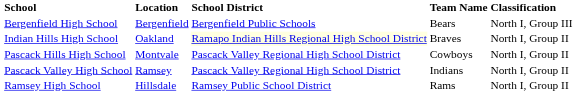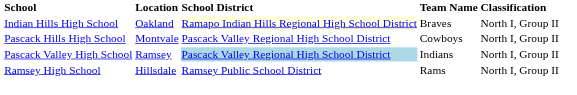- row: (61, 23)
(296, 70) no background -> (286, 54) lightblue background
